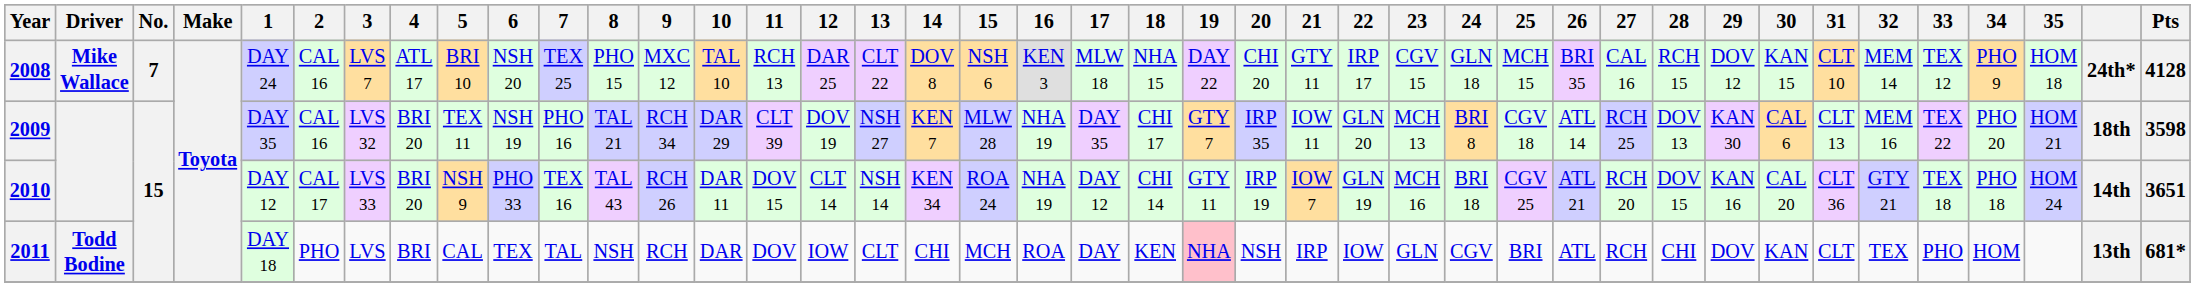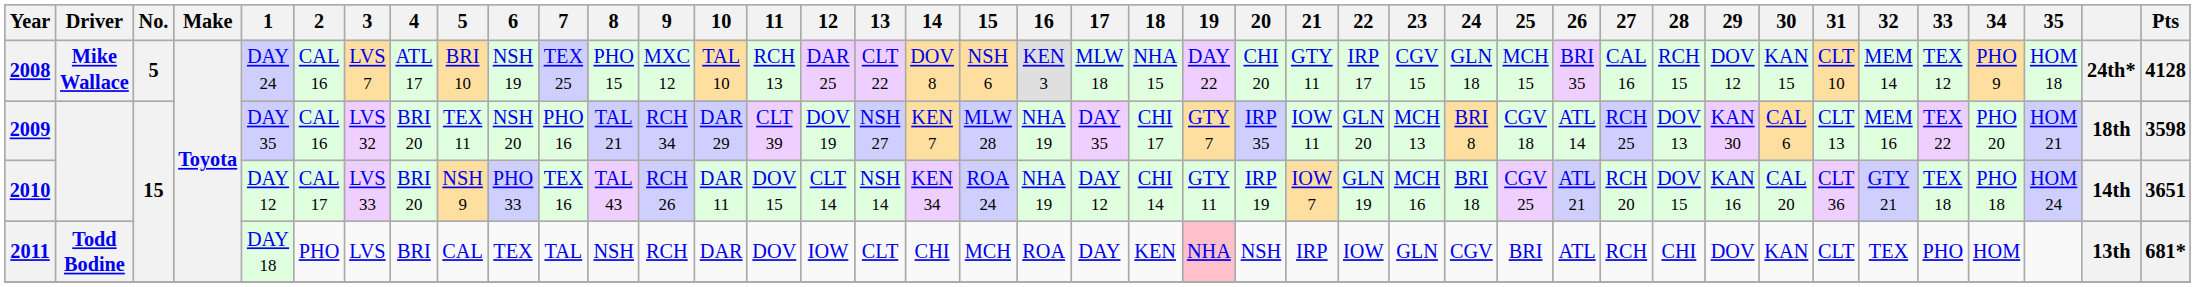(153, 69) 7 -> (153, 69) 5
(513, 69) NSH 20 -> (513, 69) NSH 19
(513, 129) NSH 19 -> (513, 129) NSH 20
